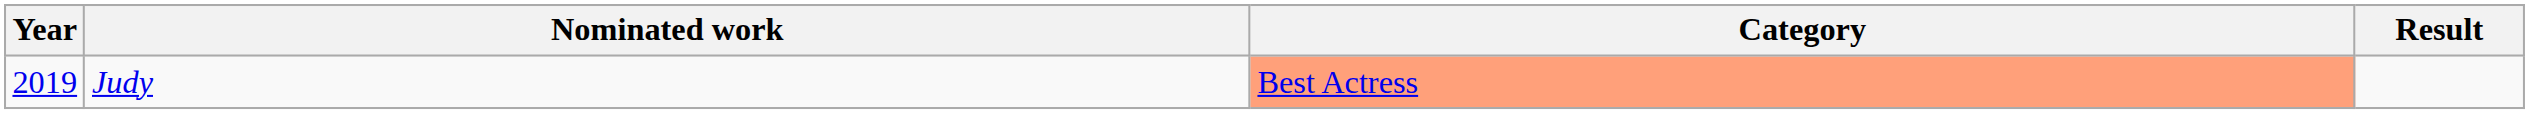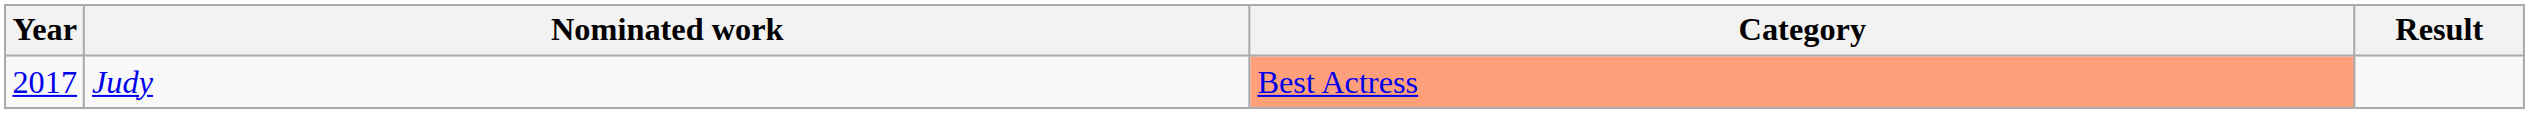(45, 81) 2019 -> (45, 81) 2017
